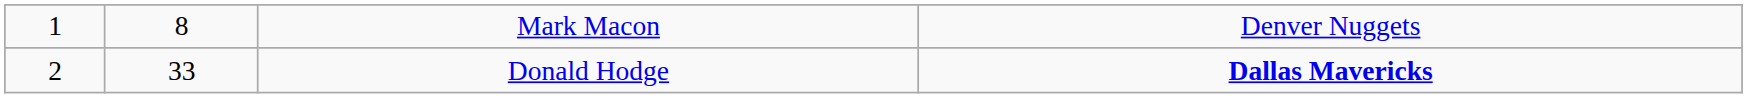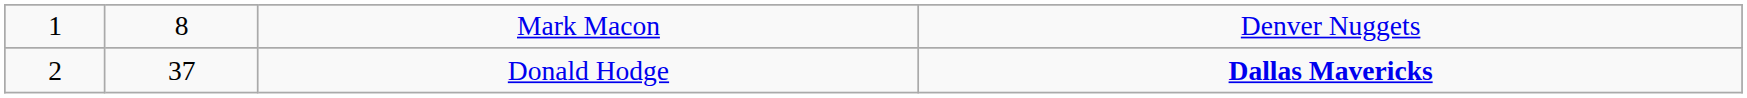(182, 69) 33 -> (182, 69) 37
